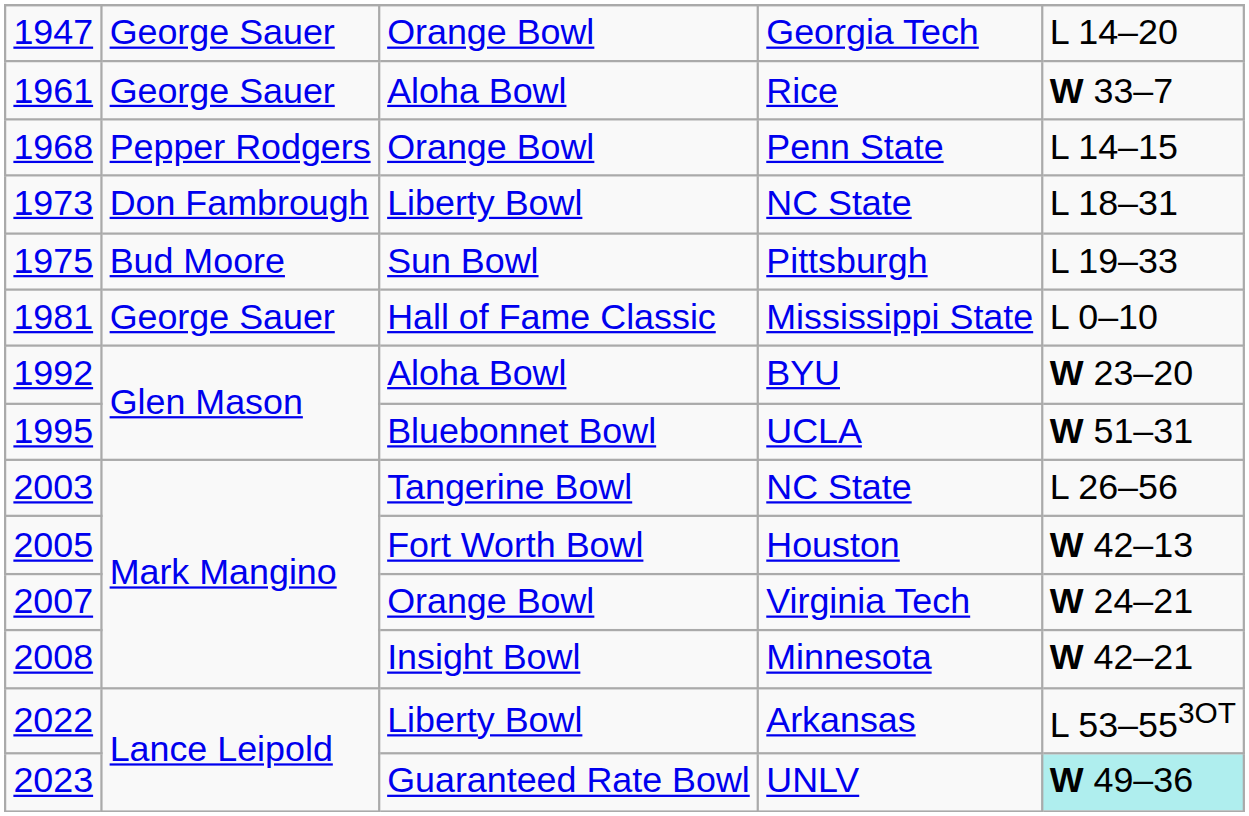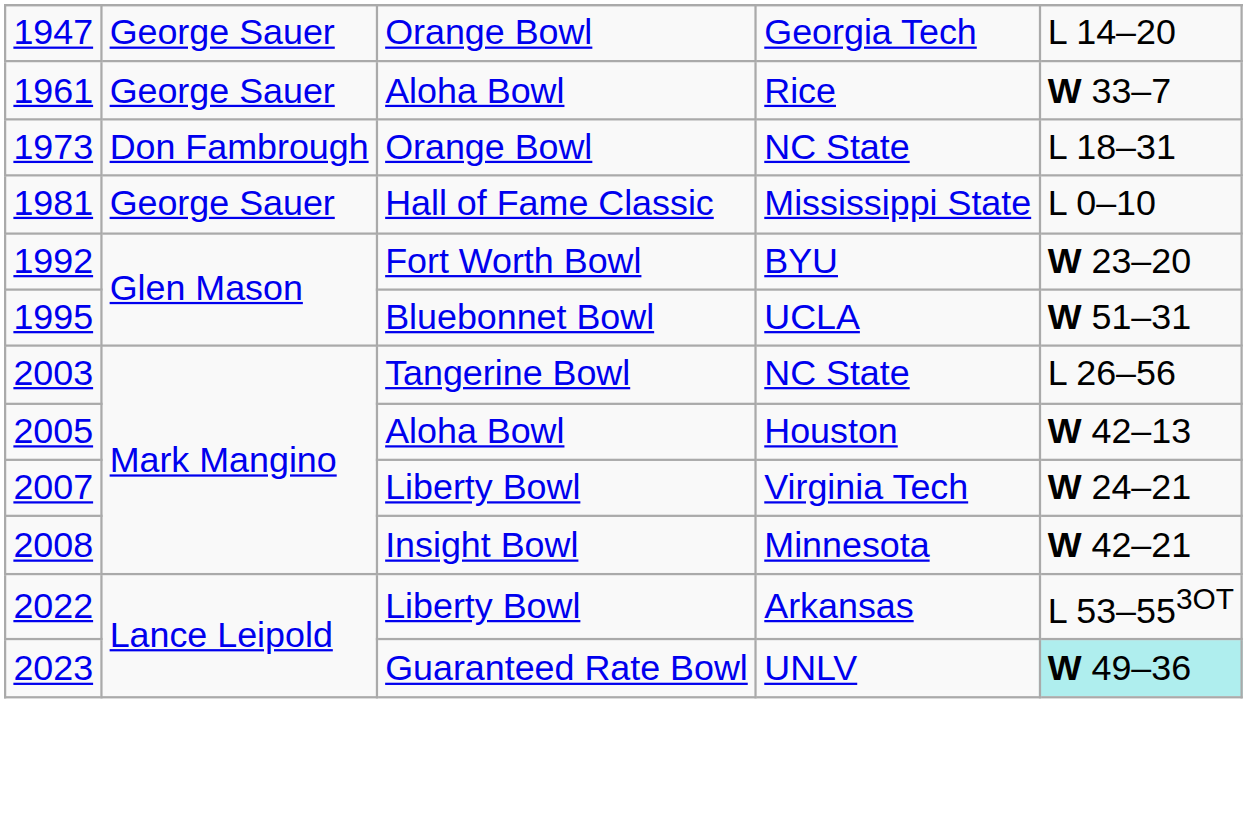- row: (53, 146)
(485, 203) Liberty Bowl -> (489, 146) Orange Bowl
- row: (53, 260)
(477, 373) Aloha Bowl -> (513, 260) Fort Worth Bowl
(515, 544) Fort Worth Bowl -> (475, 430) Aloha Bowl
(491, 601) Orange Bowl -> (483, 487) Liberty Bowl
